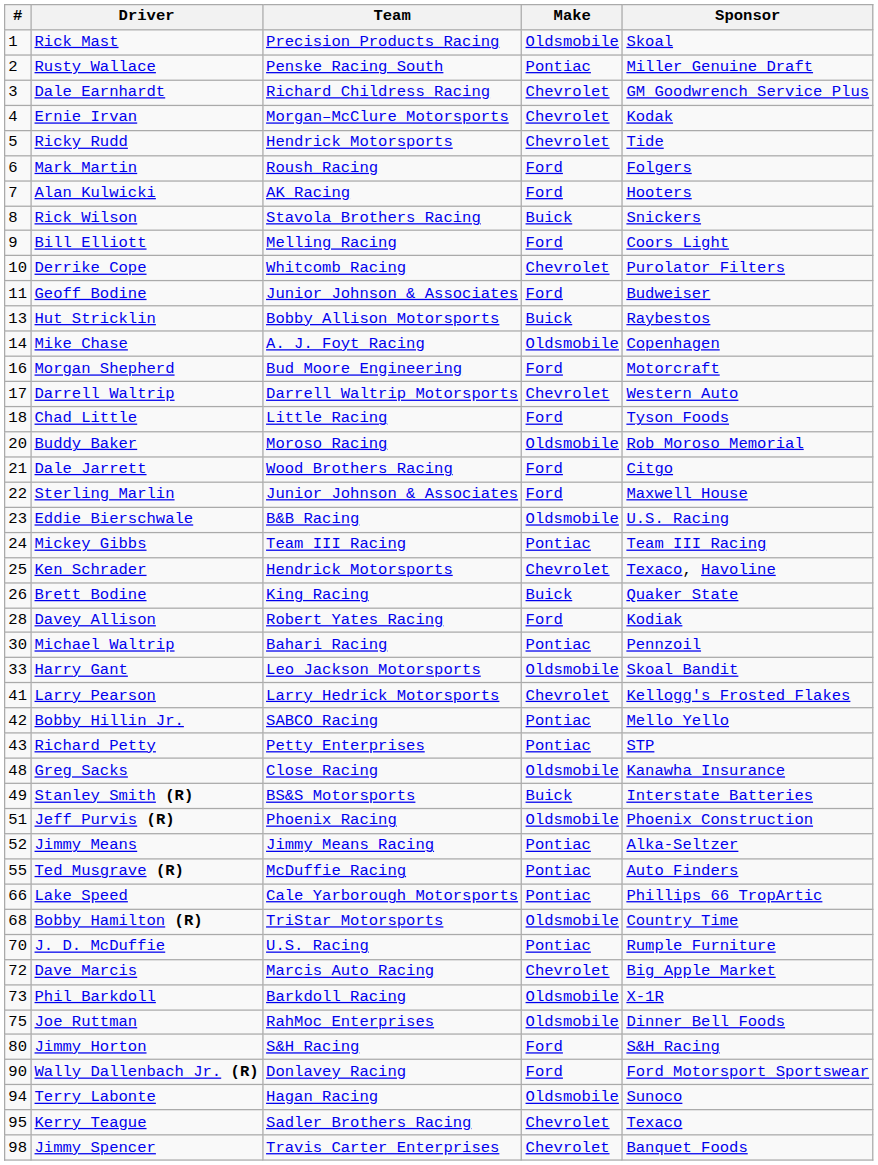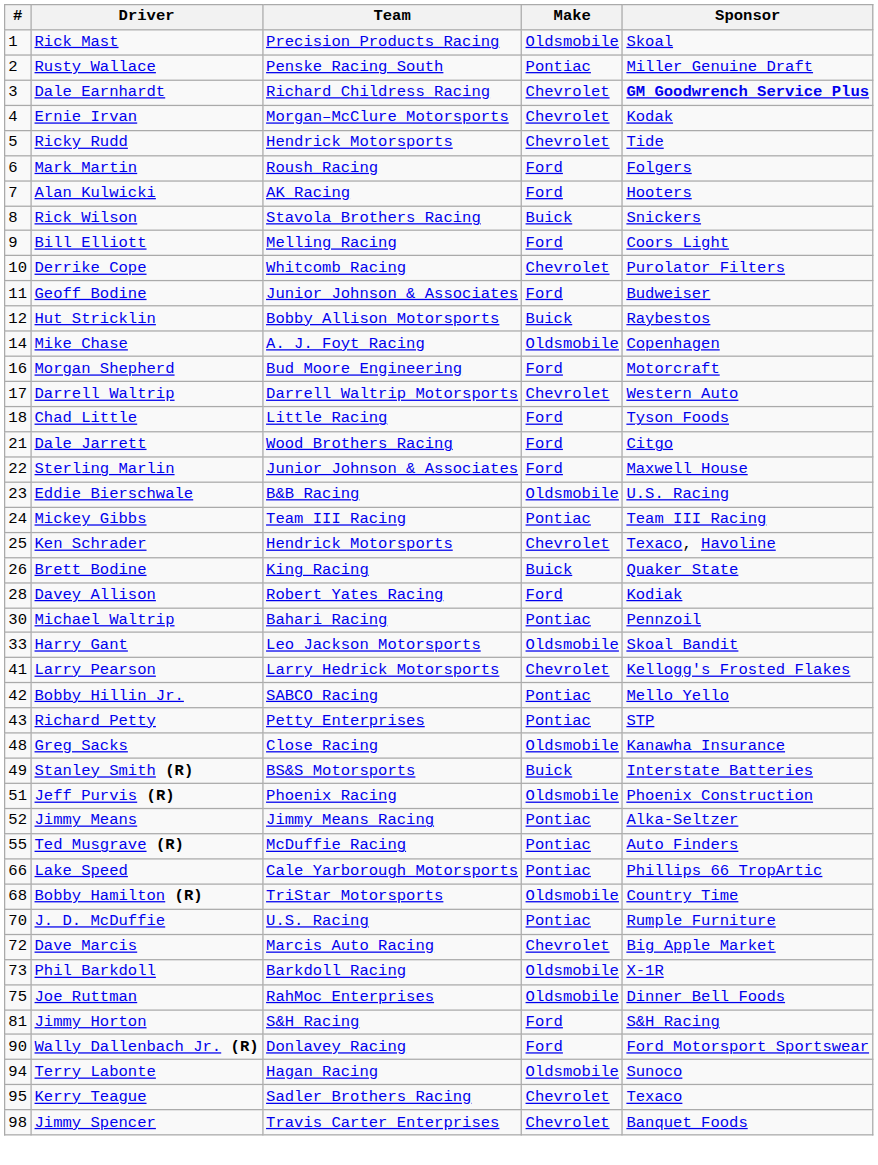(748, 93) normal -> (748, 93) bold
(18, 319) 13 -> (18, 319) 12
- row: (86, 445)
(18, 1048) 80 -> (18, 1022) 81
